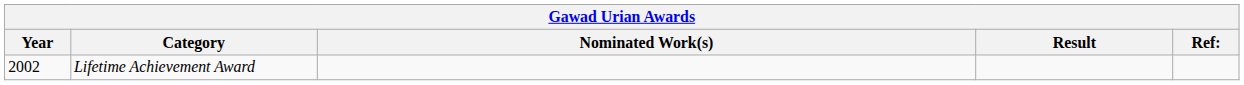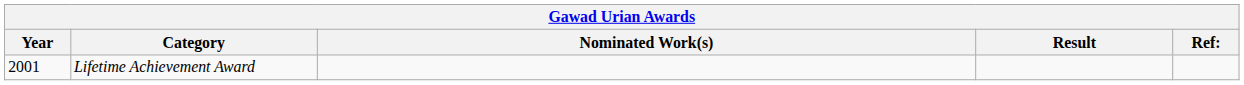(24, 67) 2002 -> (24, 67) 2001
